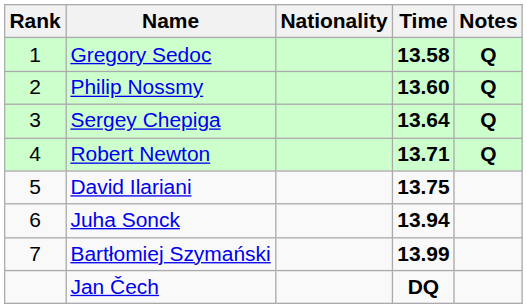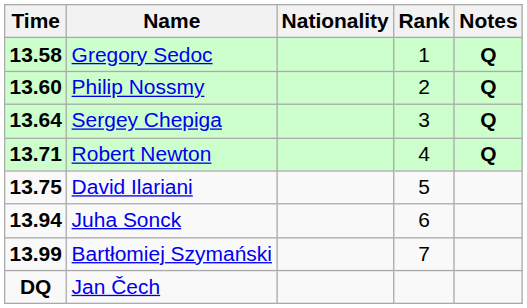columns swapped: (35, 21) <-> (423, 21)
